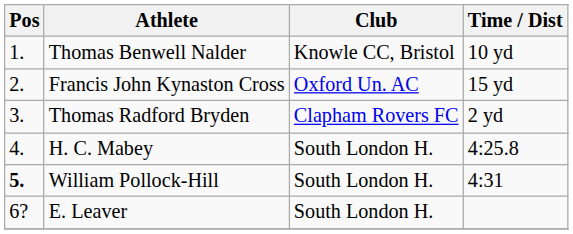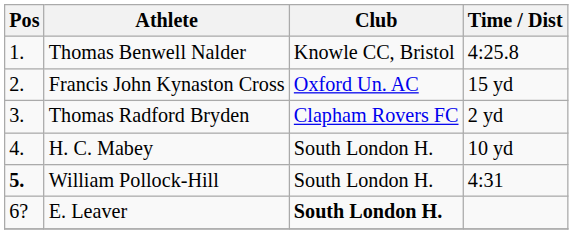(490, 52) 10 yd -> (493, 52) 4:25.8
(493, 148) 4:25.8 -> (490, 148) 10 yd
(364, 212) normal -> (368, 212) bold
